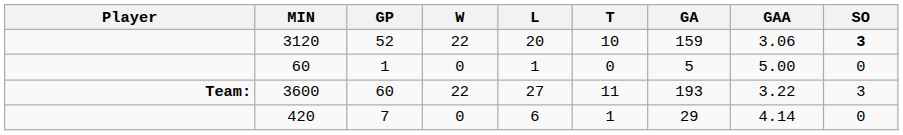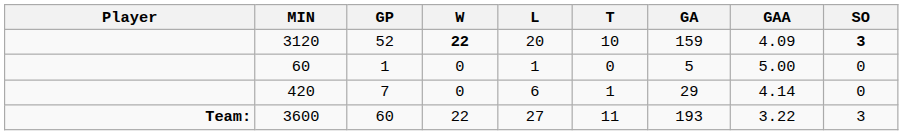(460, 42) normal -> (460, 42) bold
(777, 42) 3.06 -> (777, 42) 4.09
rows swapped: (301, 117) <-> (301, 92)
